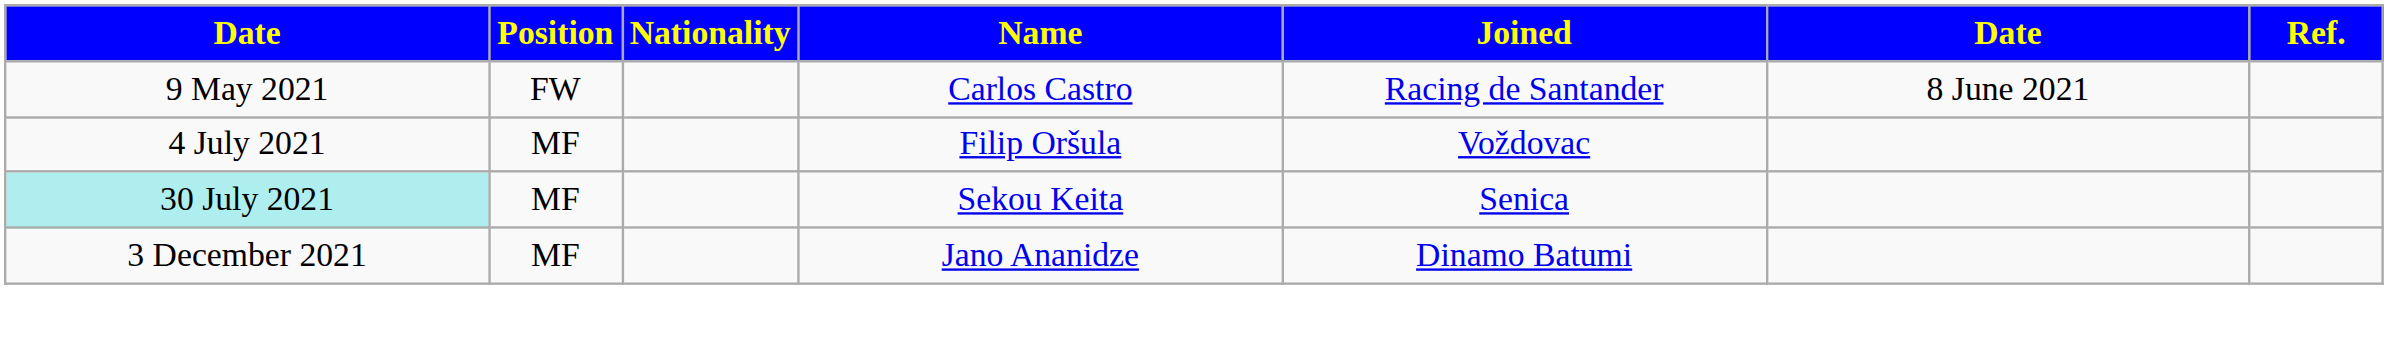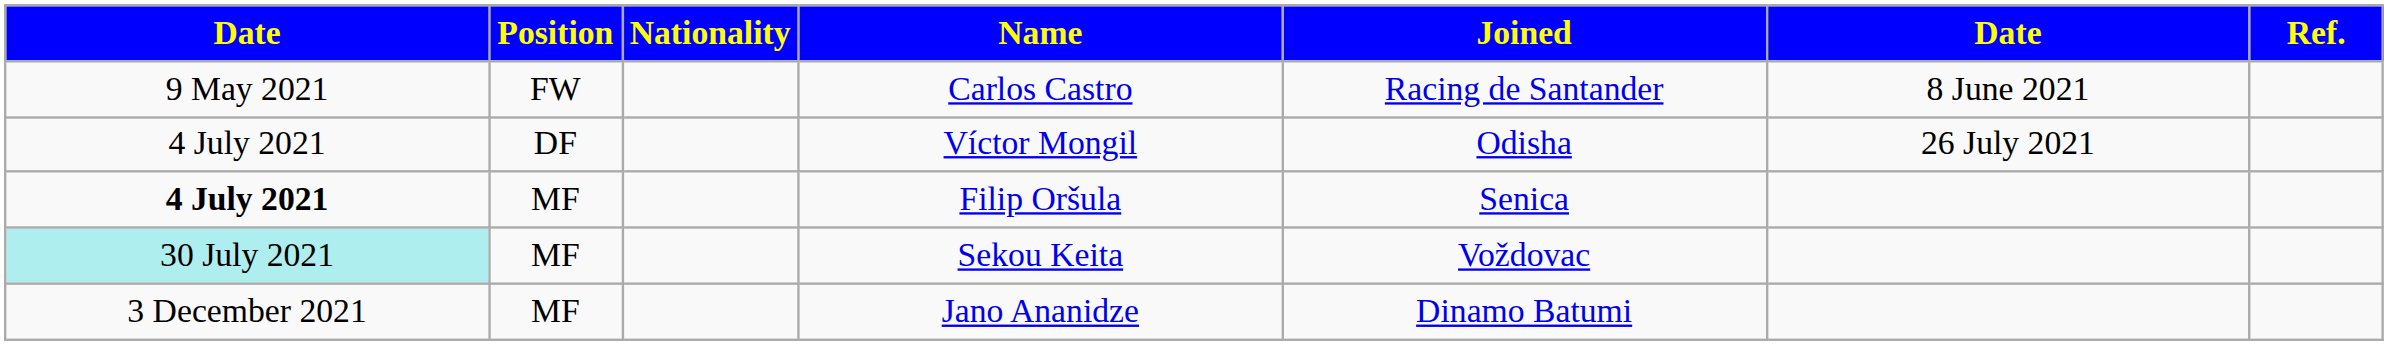+ row: (1040, 143)
(247, 143) normal -> (247, 199) bold
(1524, 143) Voždovac -> (1524, 199) Senica
(1524, 199) Senica -> (1524, 254) Voždovac
